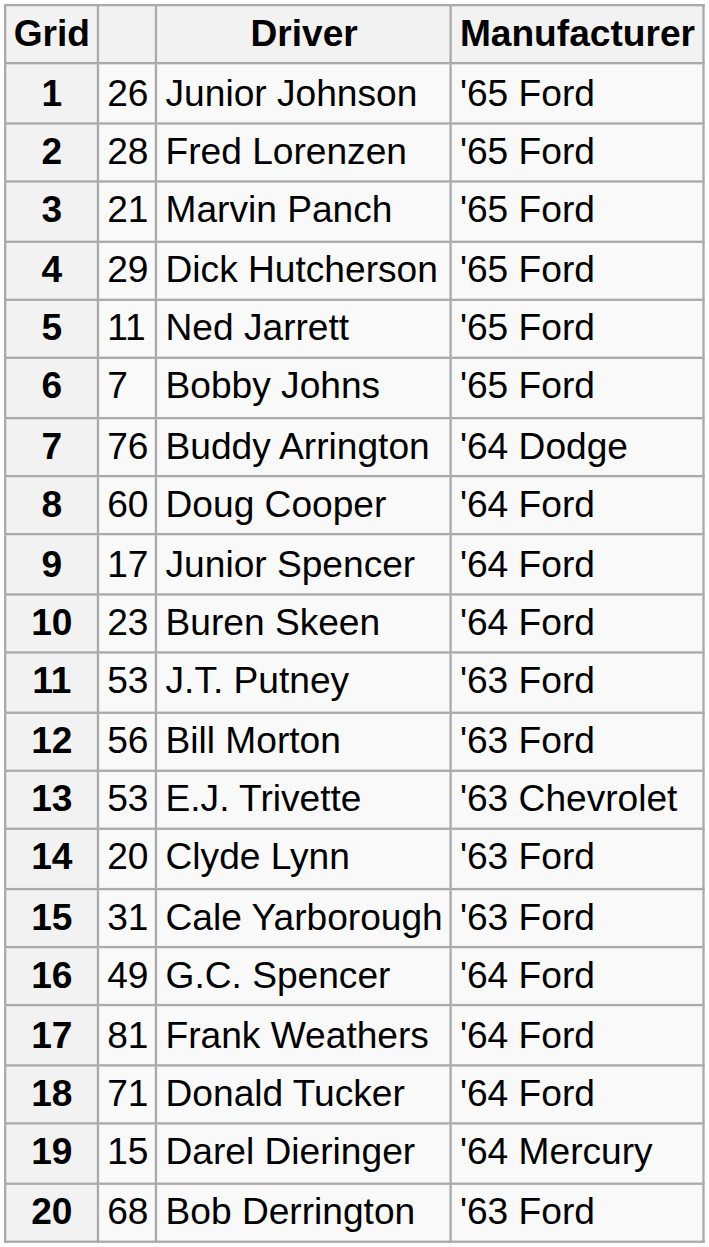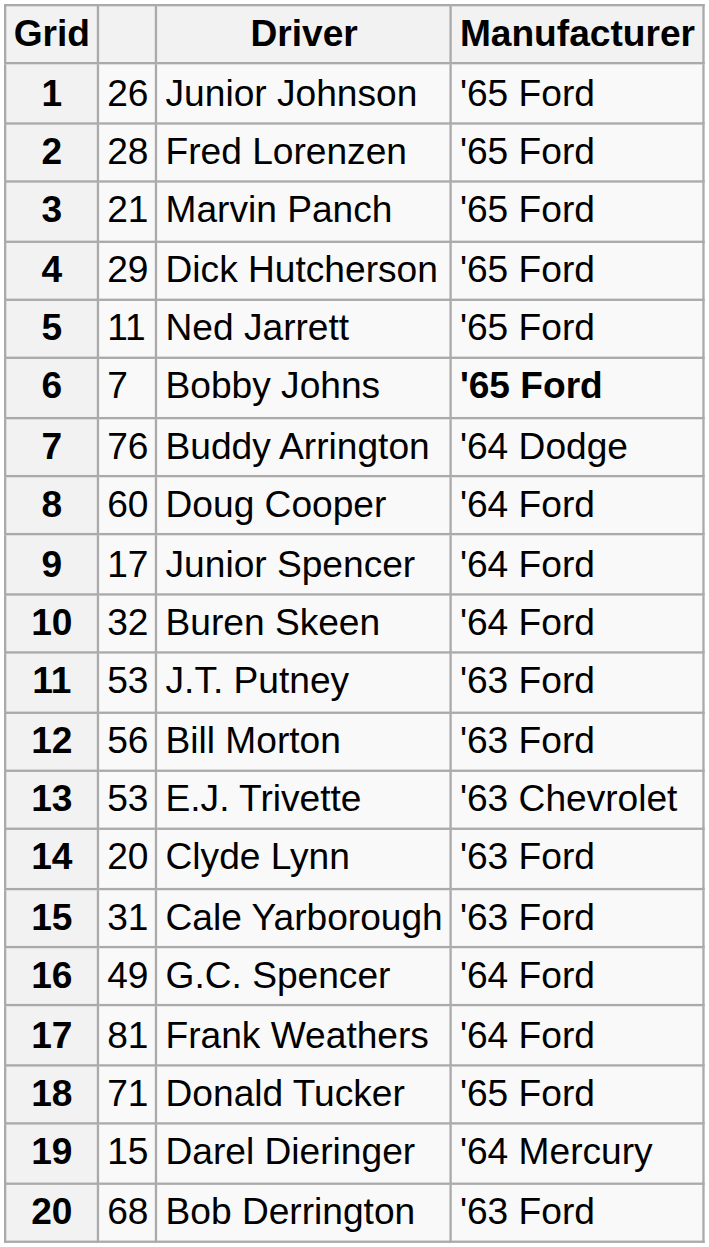(527, 387) normal -> (531, 387) bold
(128, 622) 23 -> (128, 622) 32
(527, 1093) '64 Ford -> (527, 1093) '65 Ford
